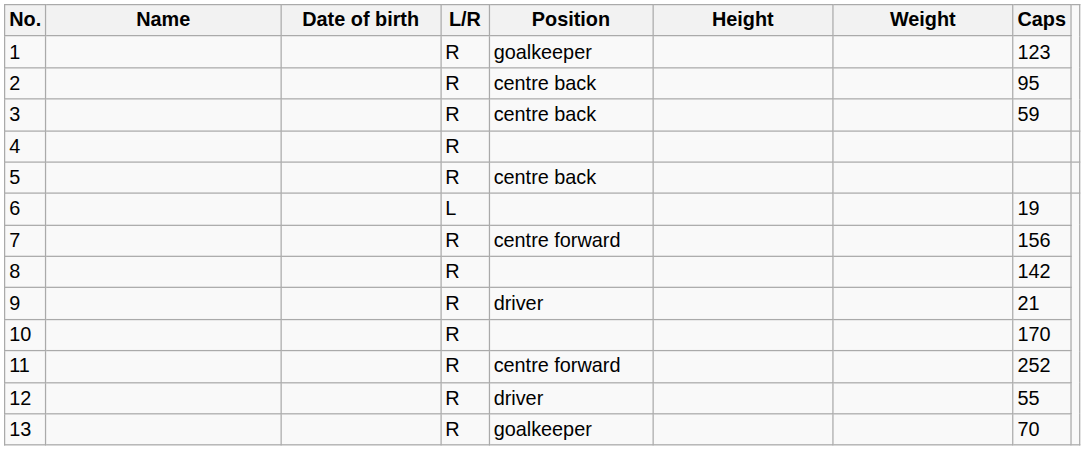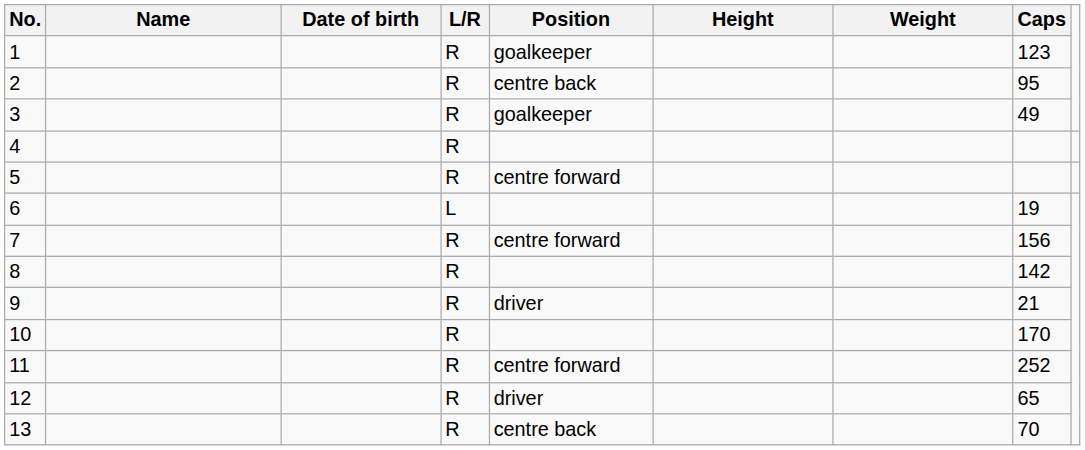(545, 114) centre back -> (543, 114) goalkeeper
(1029, 114) 59 -> (1029, 114) 49
(545, 177) centre back -> (557, 177) centre forward
(1029, 397) 55 -> (1029, 397) 65
(543, 429) goalkeeper -> (545, 429) centre back
